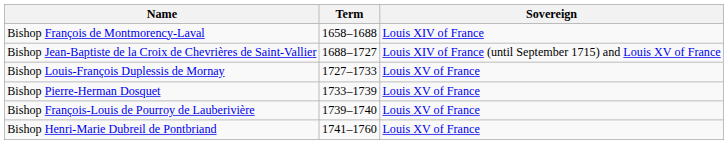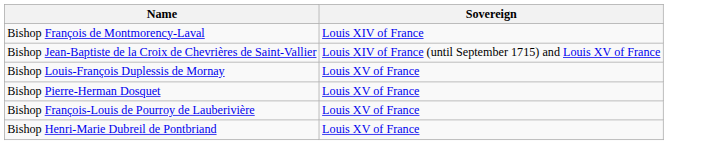- column: (349, 14)
